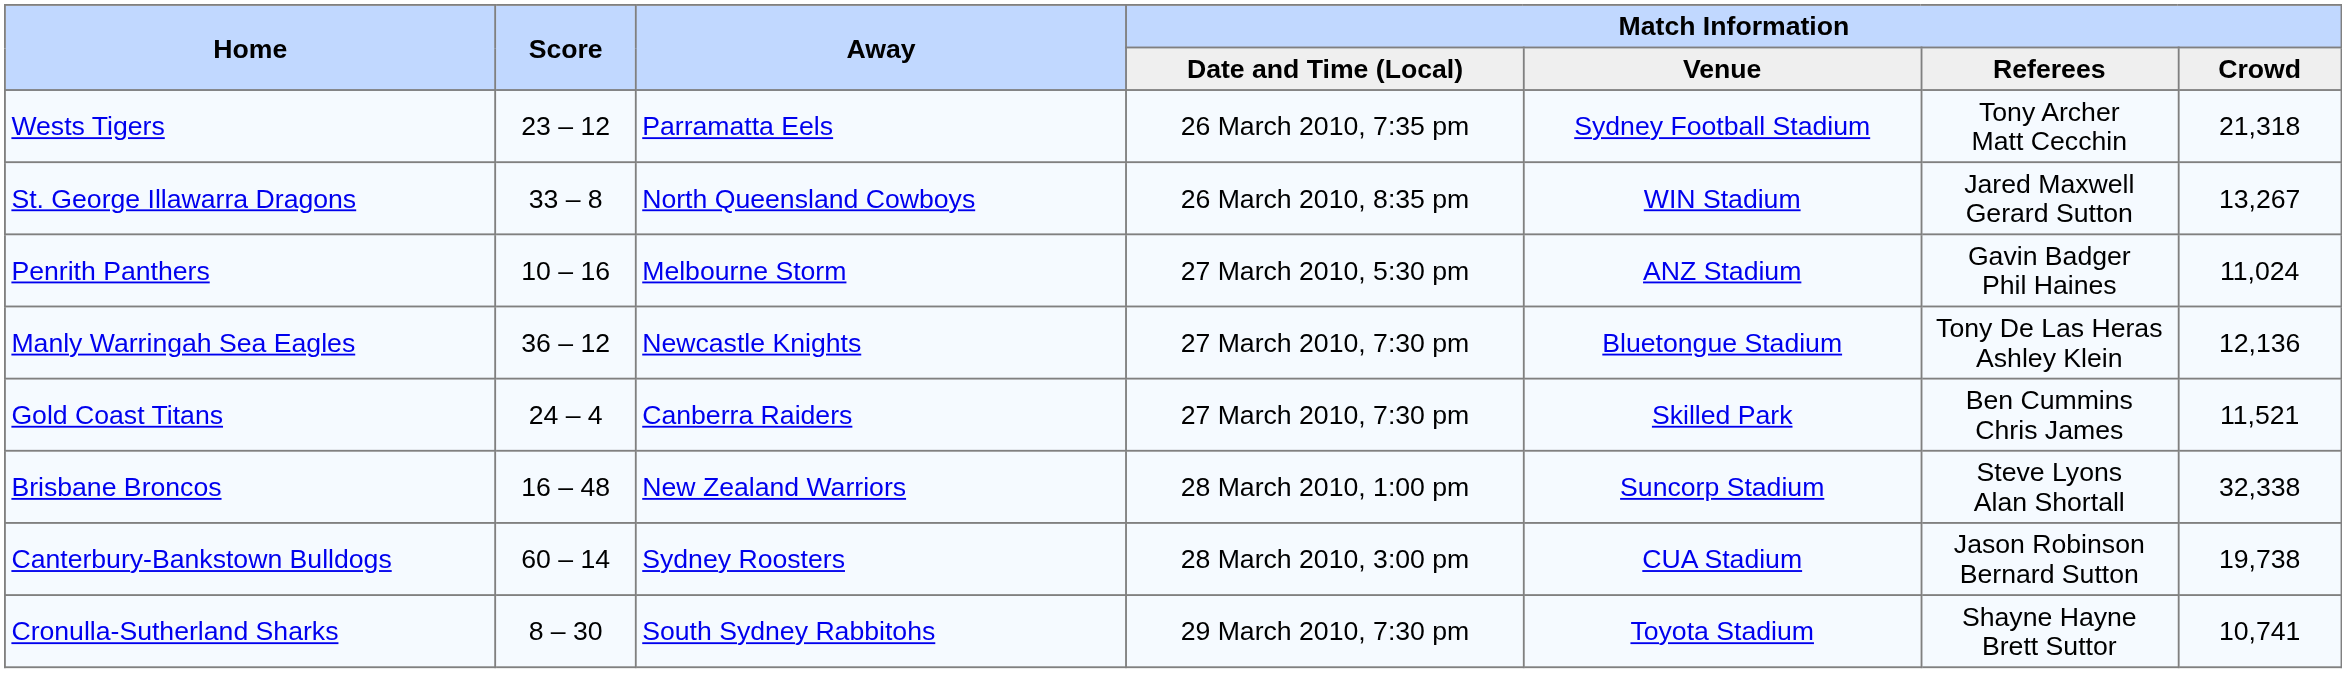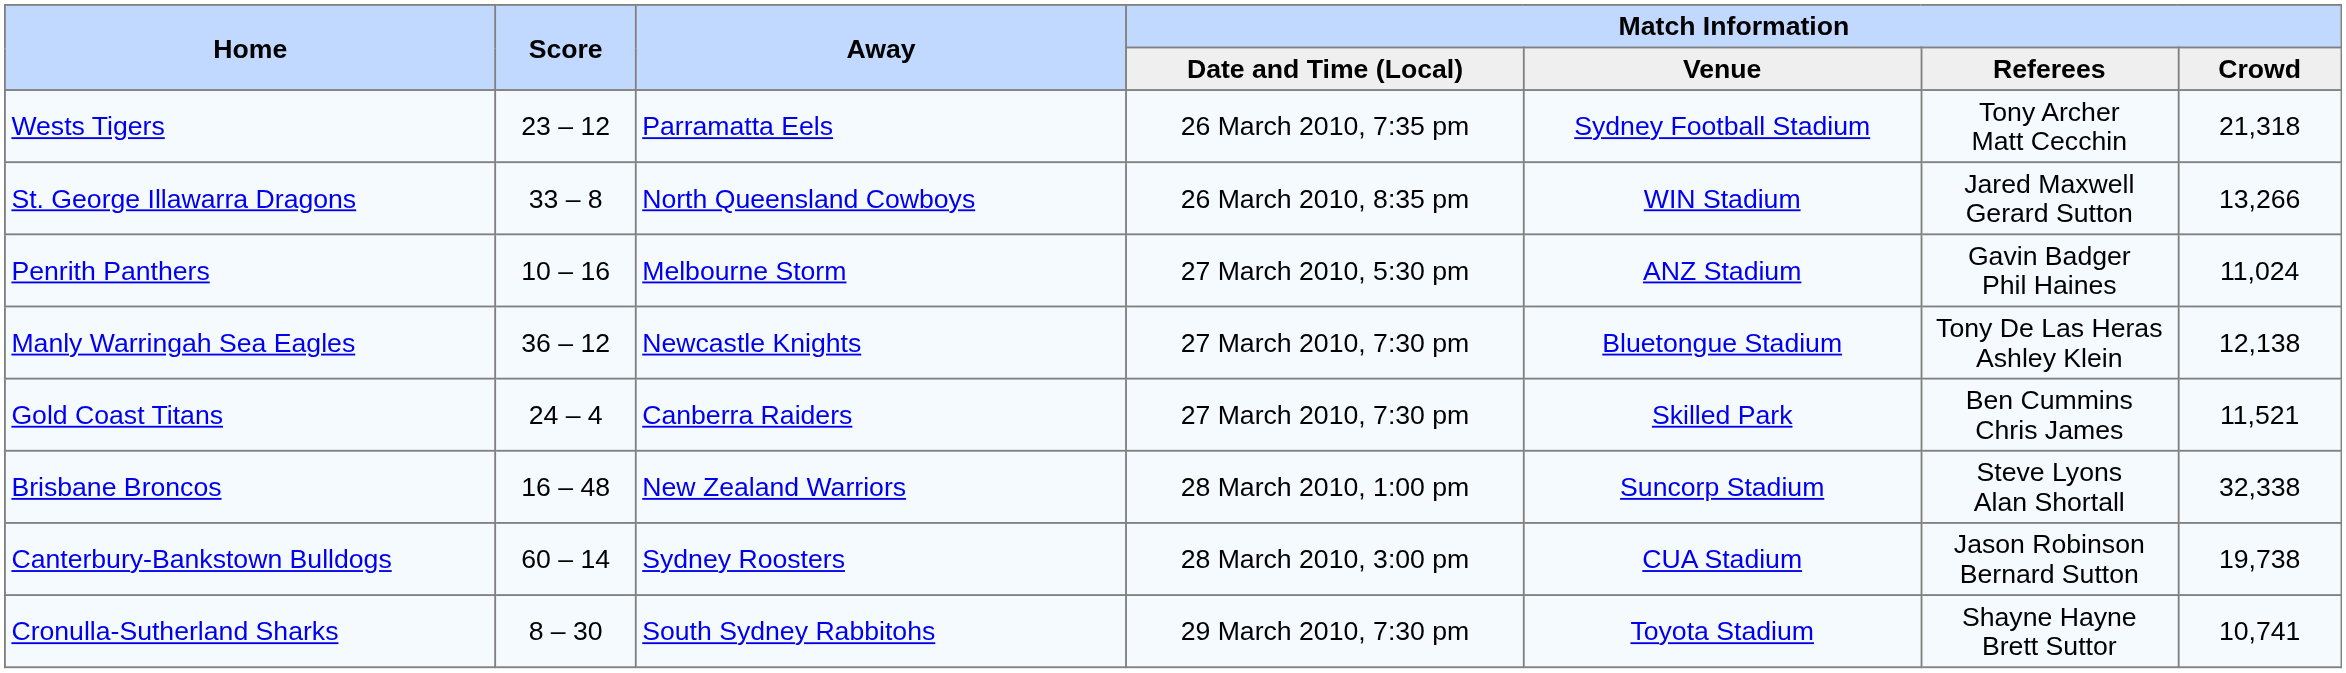(2260, 198) 13,267 -> (2260, 198) 13,266
(2260, 343) 12,136 -> (2260, 343) 12,138
